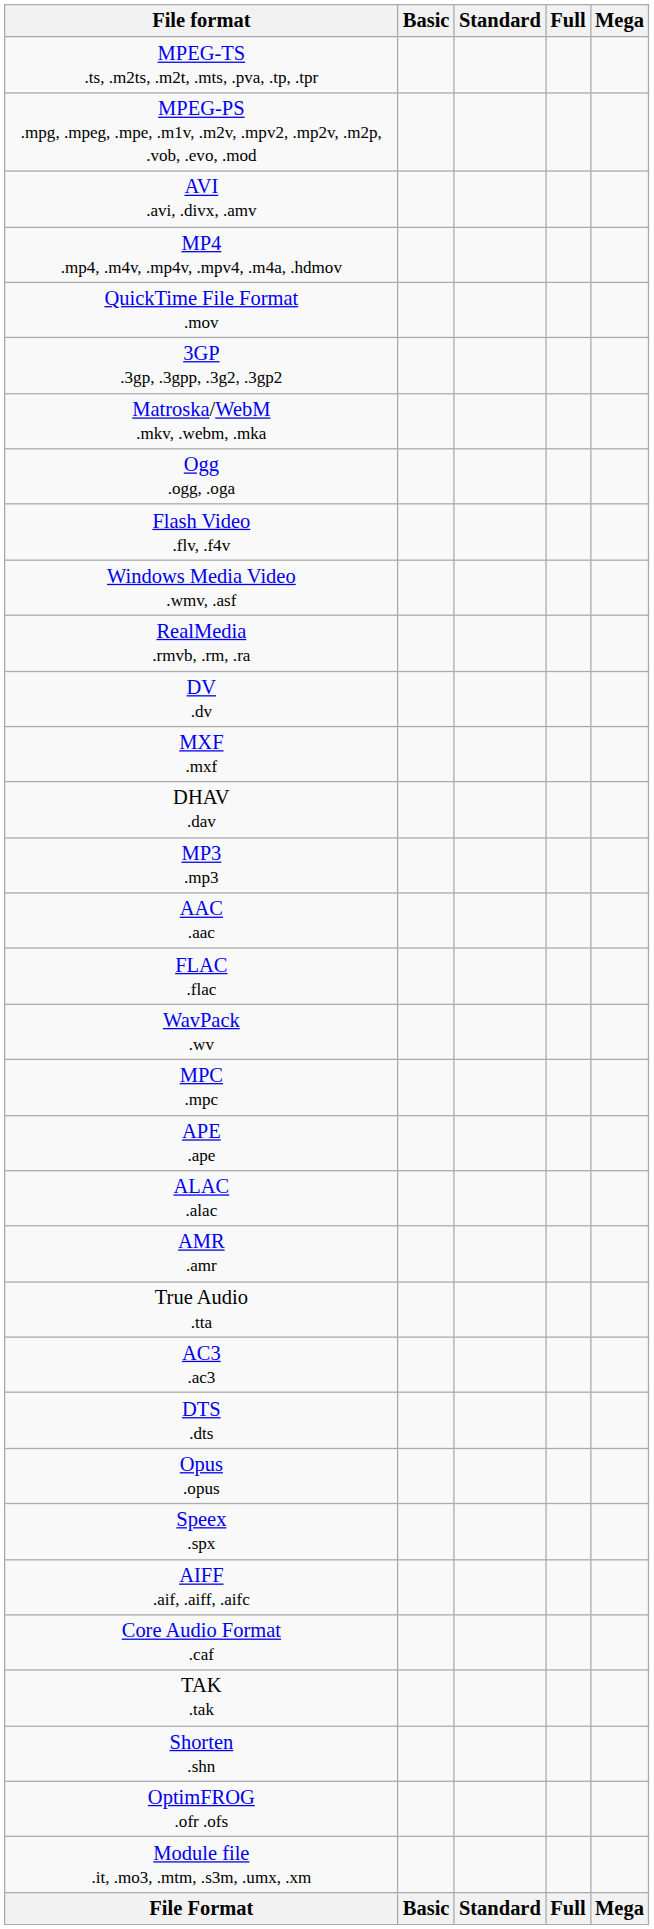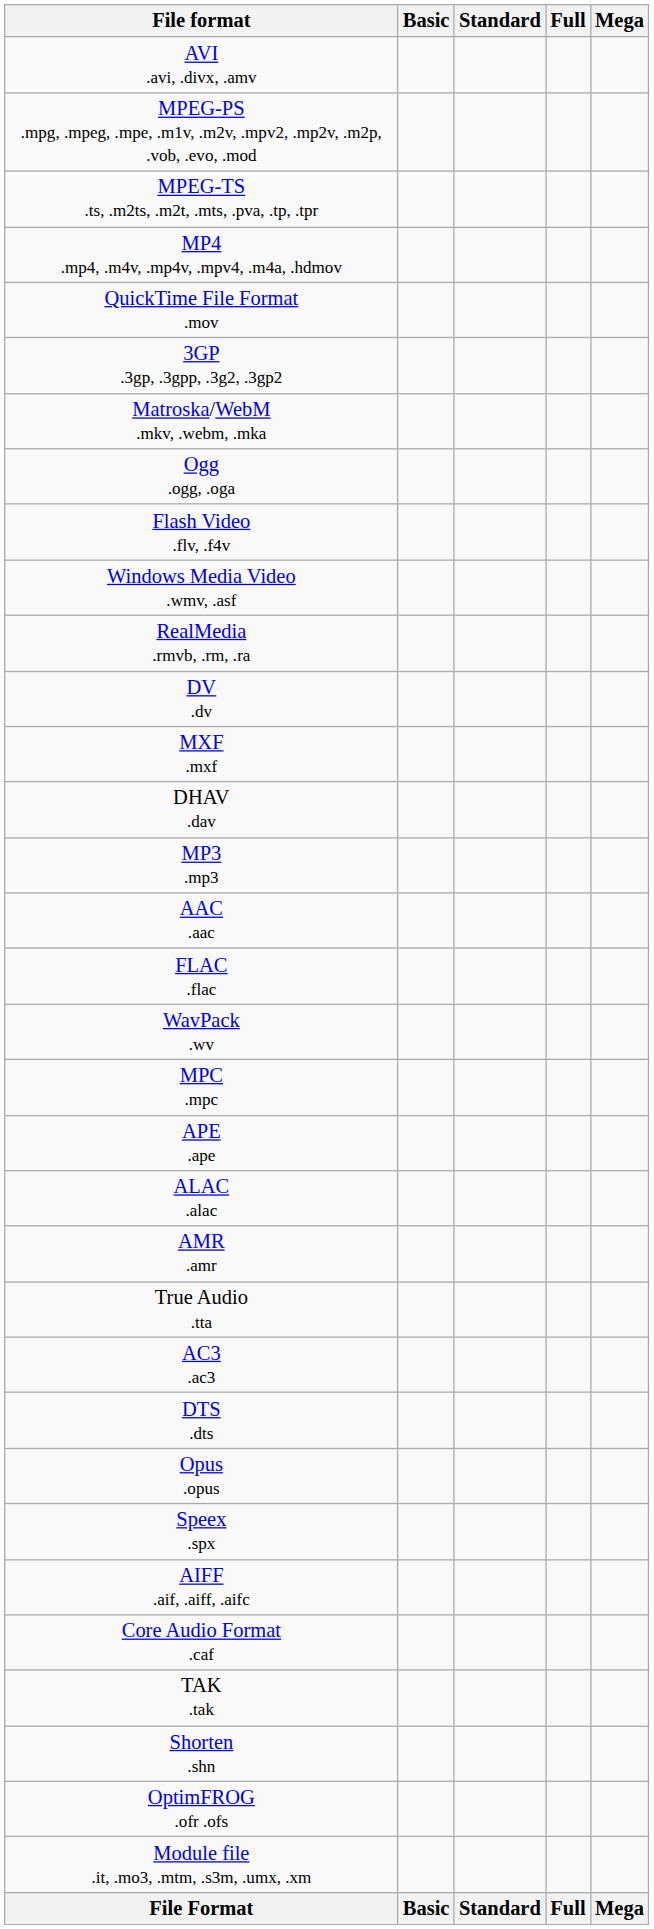rows swapped: (201, 198) <-> (201, 64)
